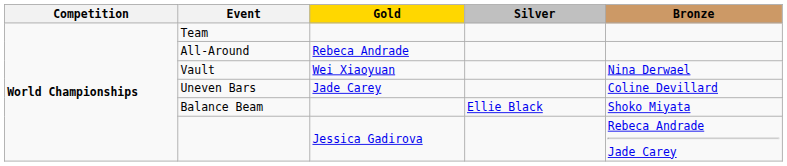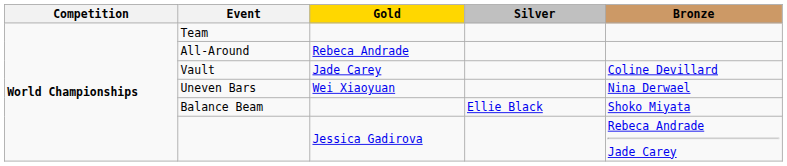(354, 70) Wei Xiaoyuan -> (347, 70) Jade Carey
(649, 70) Nina Derwael -> (663, 70) Coline Devillard
(347, 88) Jade Carey -> (354, 88) Wei Xiaoyuan
(663, 88) Coline Devillard -> (649, 88) Nina Derwael
